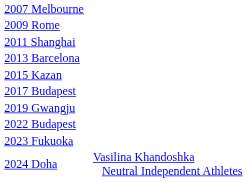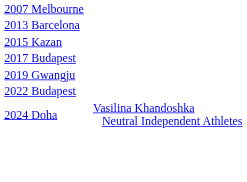- row: (32, 25)
- row: (40, 42)
- row: (39, 141)
